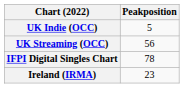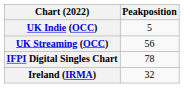(150, 75) 23 -> (150, 75) 32
